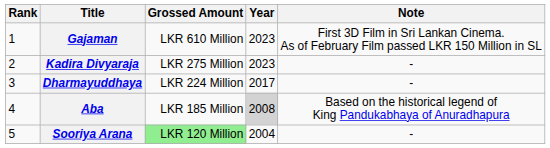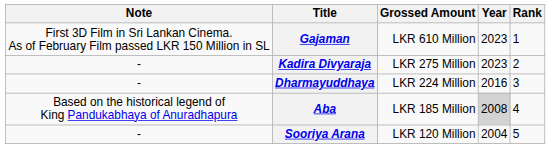columns swapped: (23, 13) <-> (411, 13)
(262, 83) 2017 -> (494, 83) 2016
(202, 134) lightgreen background -> (434, 134) no background
